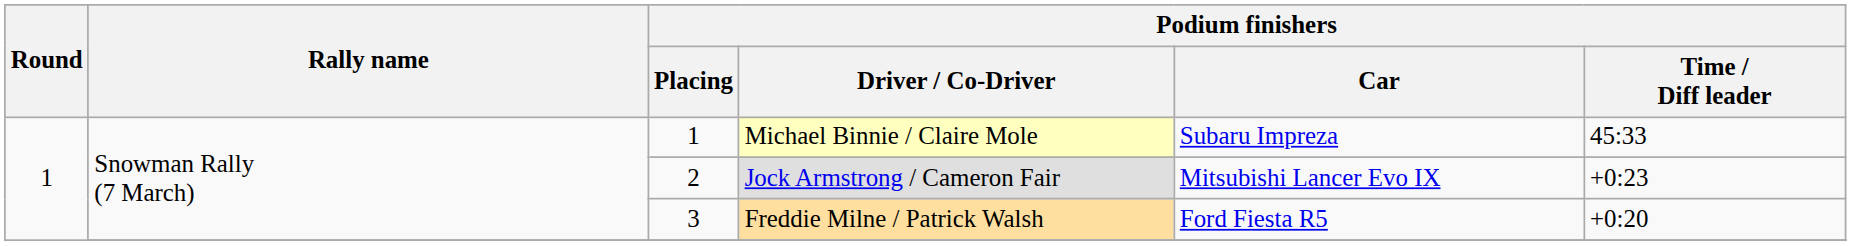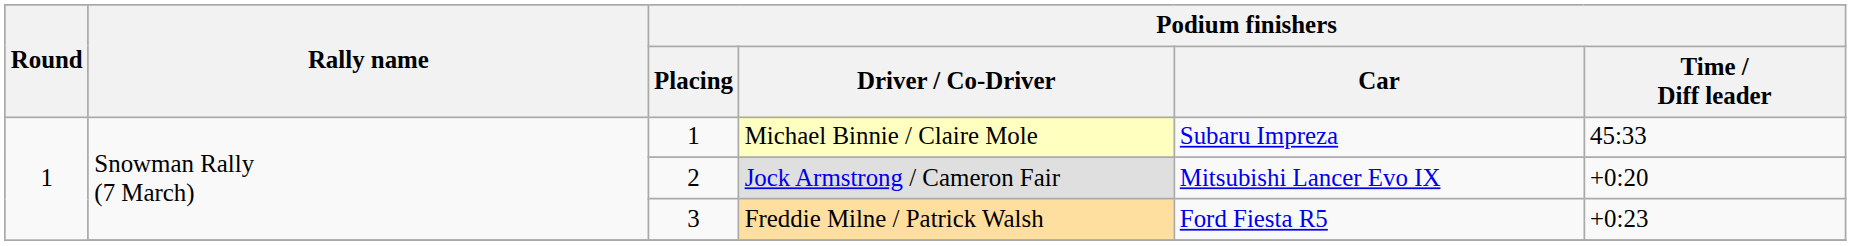(1619, 178) +0:23 -> (1619, 178) +0:20
(1619, 219) +0:20 -> (1619, 219) +0:23
